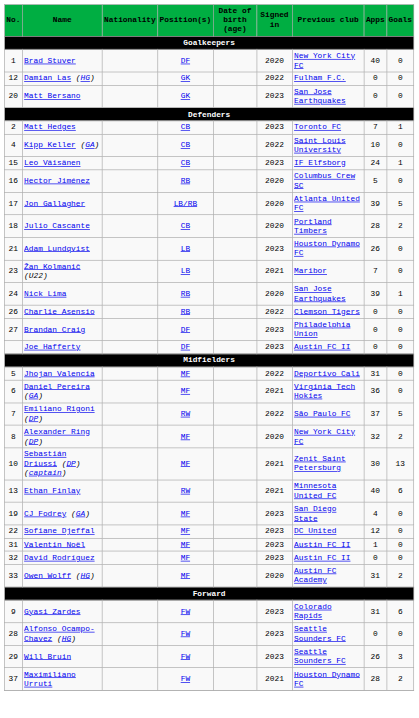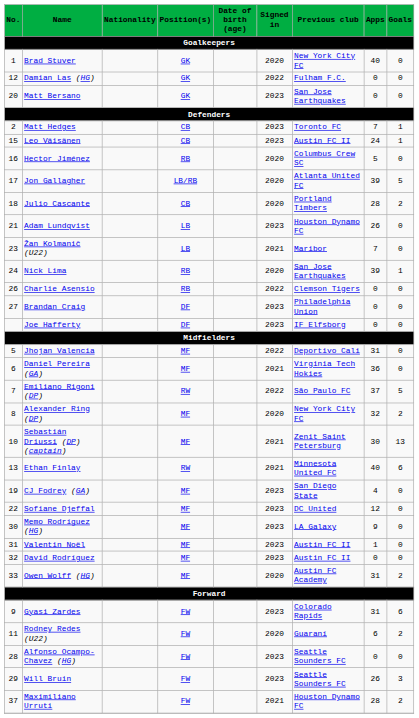(185, 60) DF -> (185, 60) GK
- row: (62, 145)
(320, 163) IF Elfsborg -> (322, 140) Austin FC II
(322, 347) Austin FC II -> (320, 325) IF Elfsborg
+ row: (57, 527)
+ row: (52, 634)
